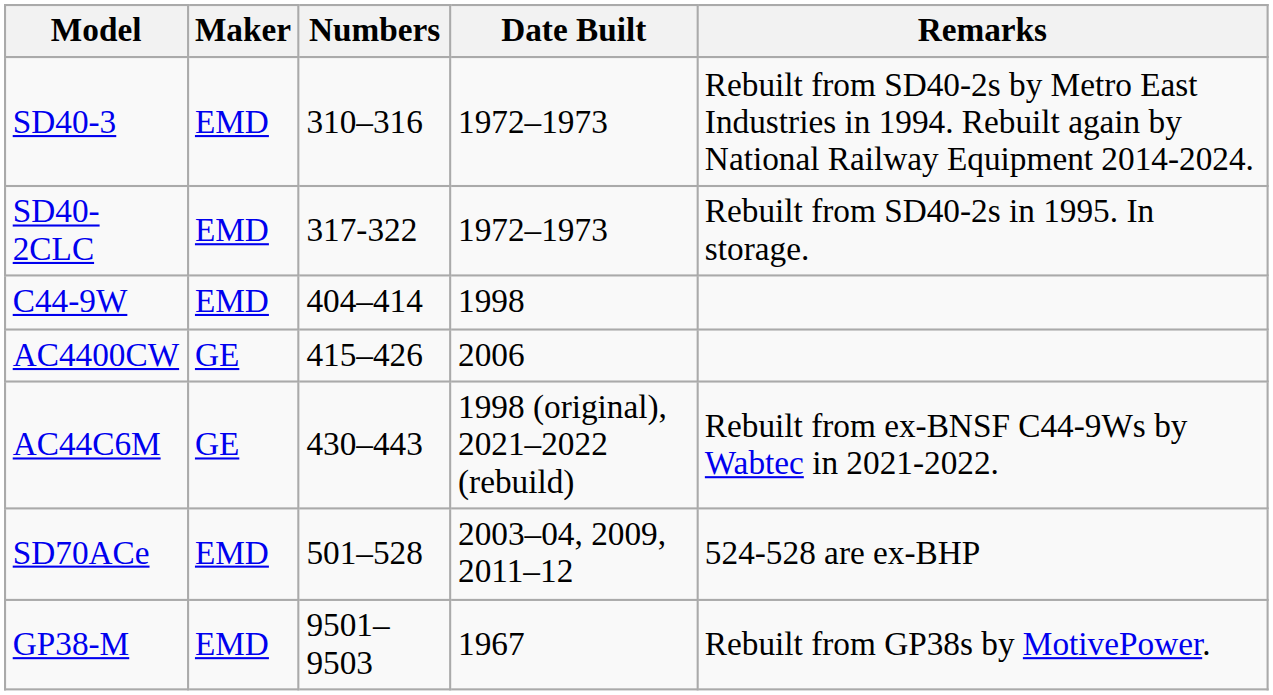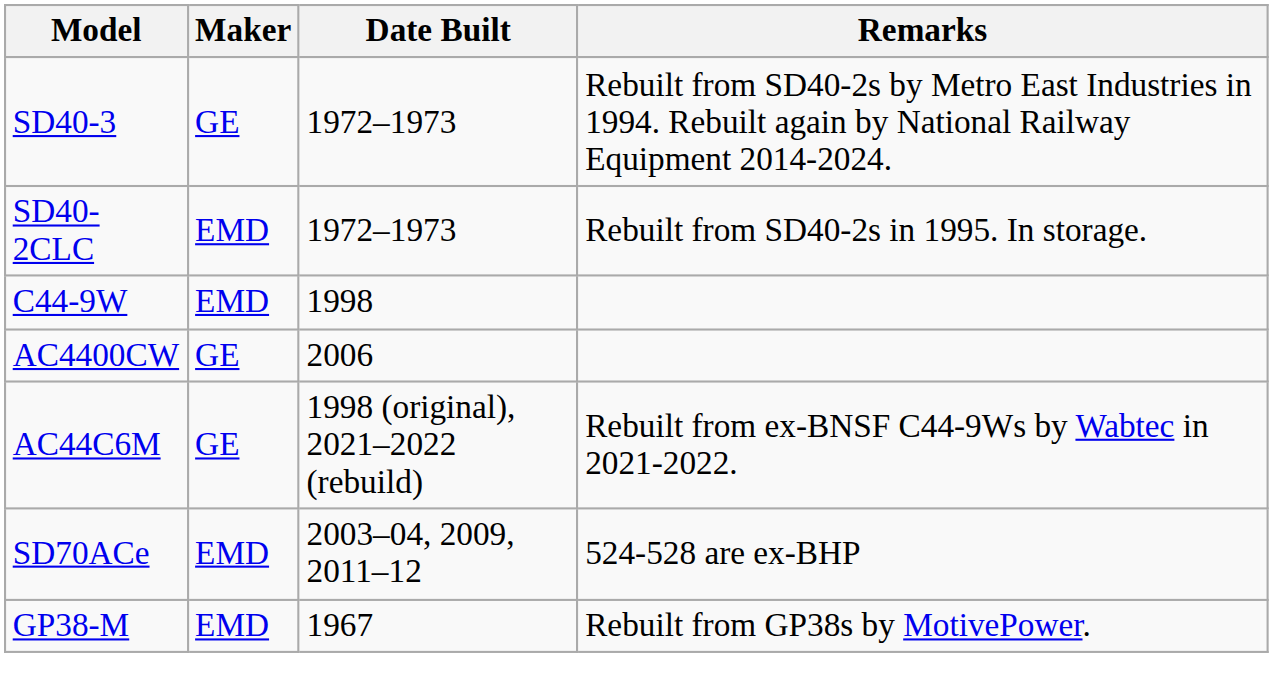- column: (375, 30)
(232, 121) EMD -> (217, 121) GE
